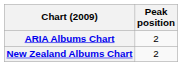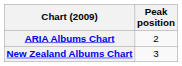(156, 54) 2 -> (156, 54) 3
